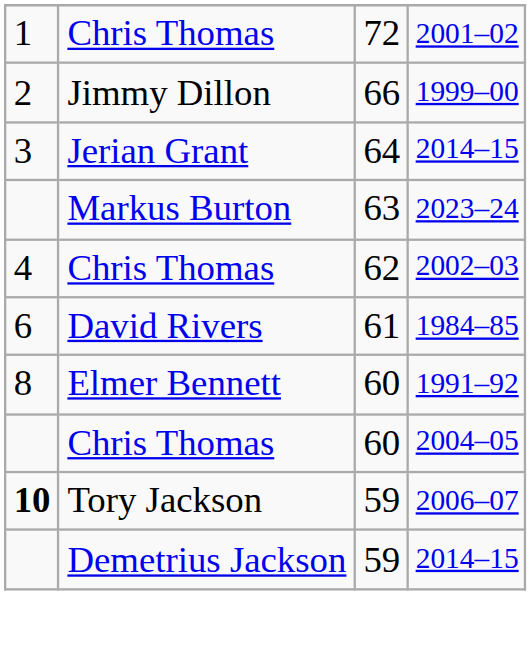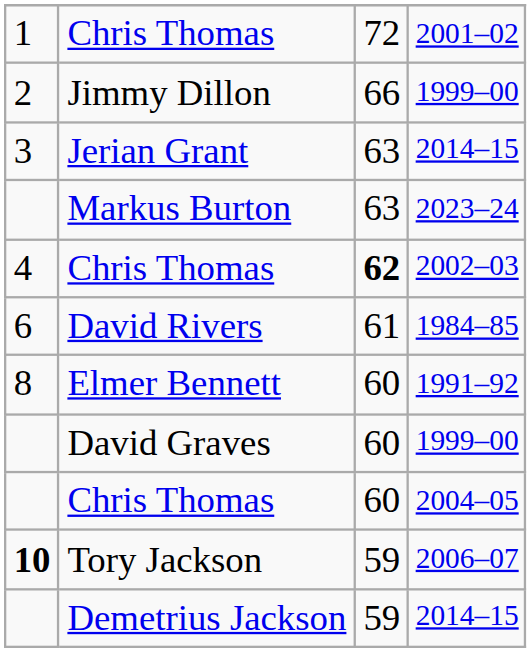(382, 150) 64 -> (382, 150) 63
(382, 267) normal -> (382, 267) bold
+ row: (169, 442)
